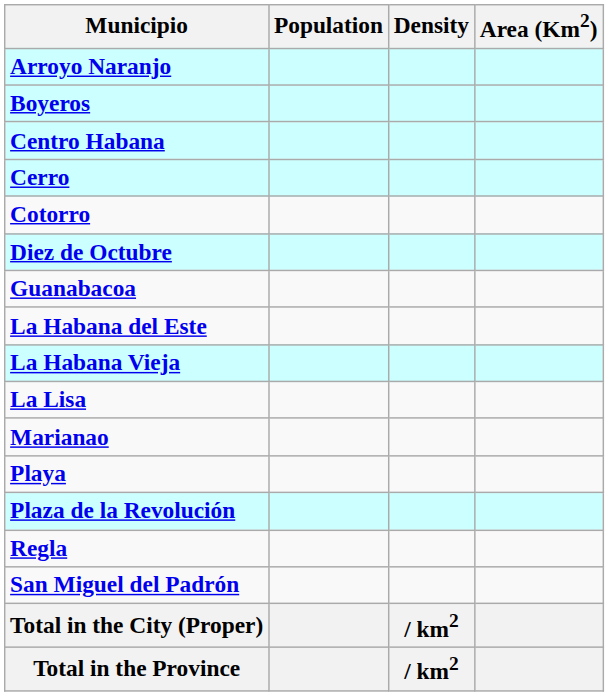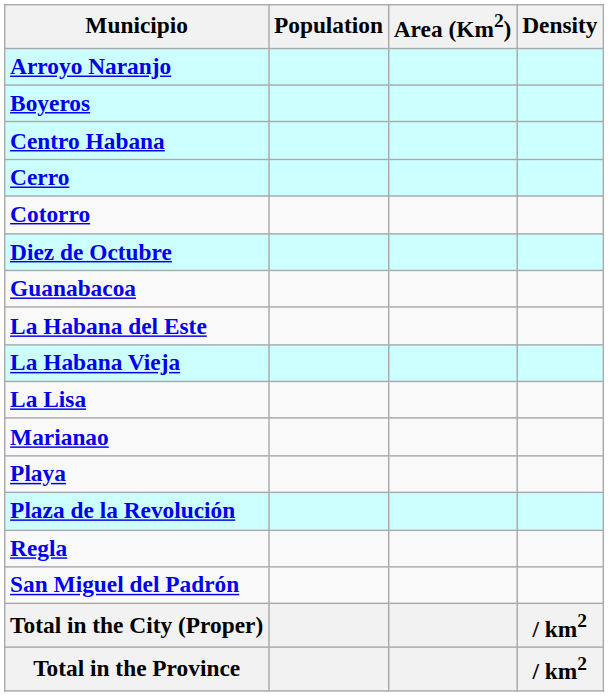columns swapped: (539, 26) <-> (431, 26)
